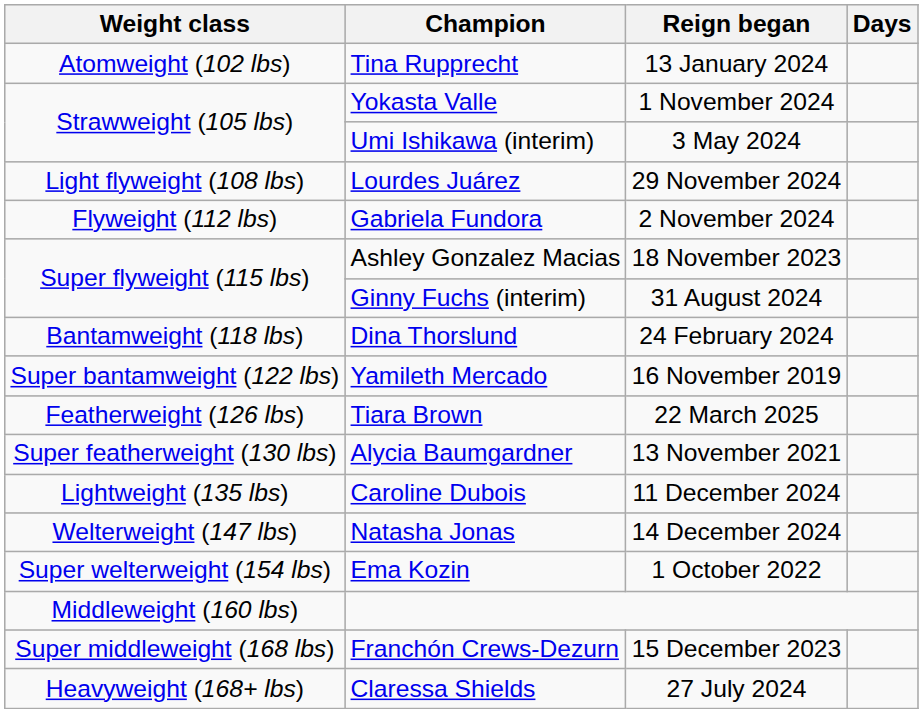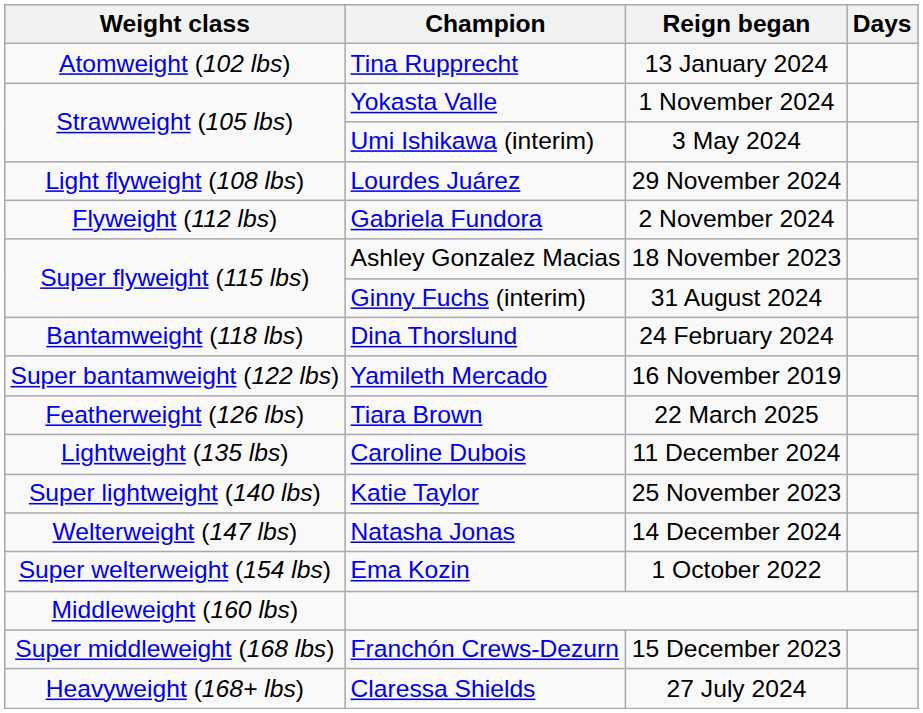- row: (461, 453)
+ row: (415, 492)
